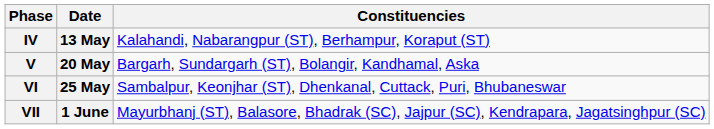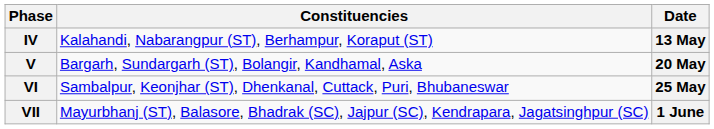columns swapped: (85, 16) <-> (411, 16)
